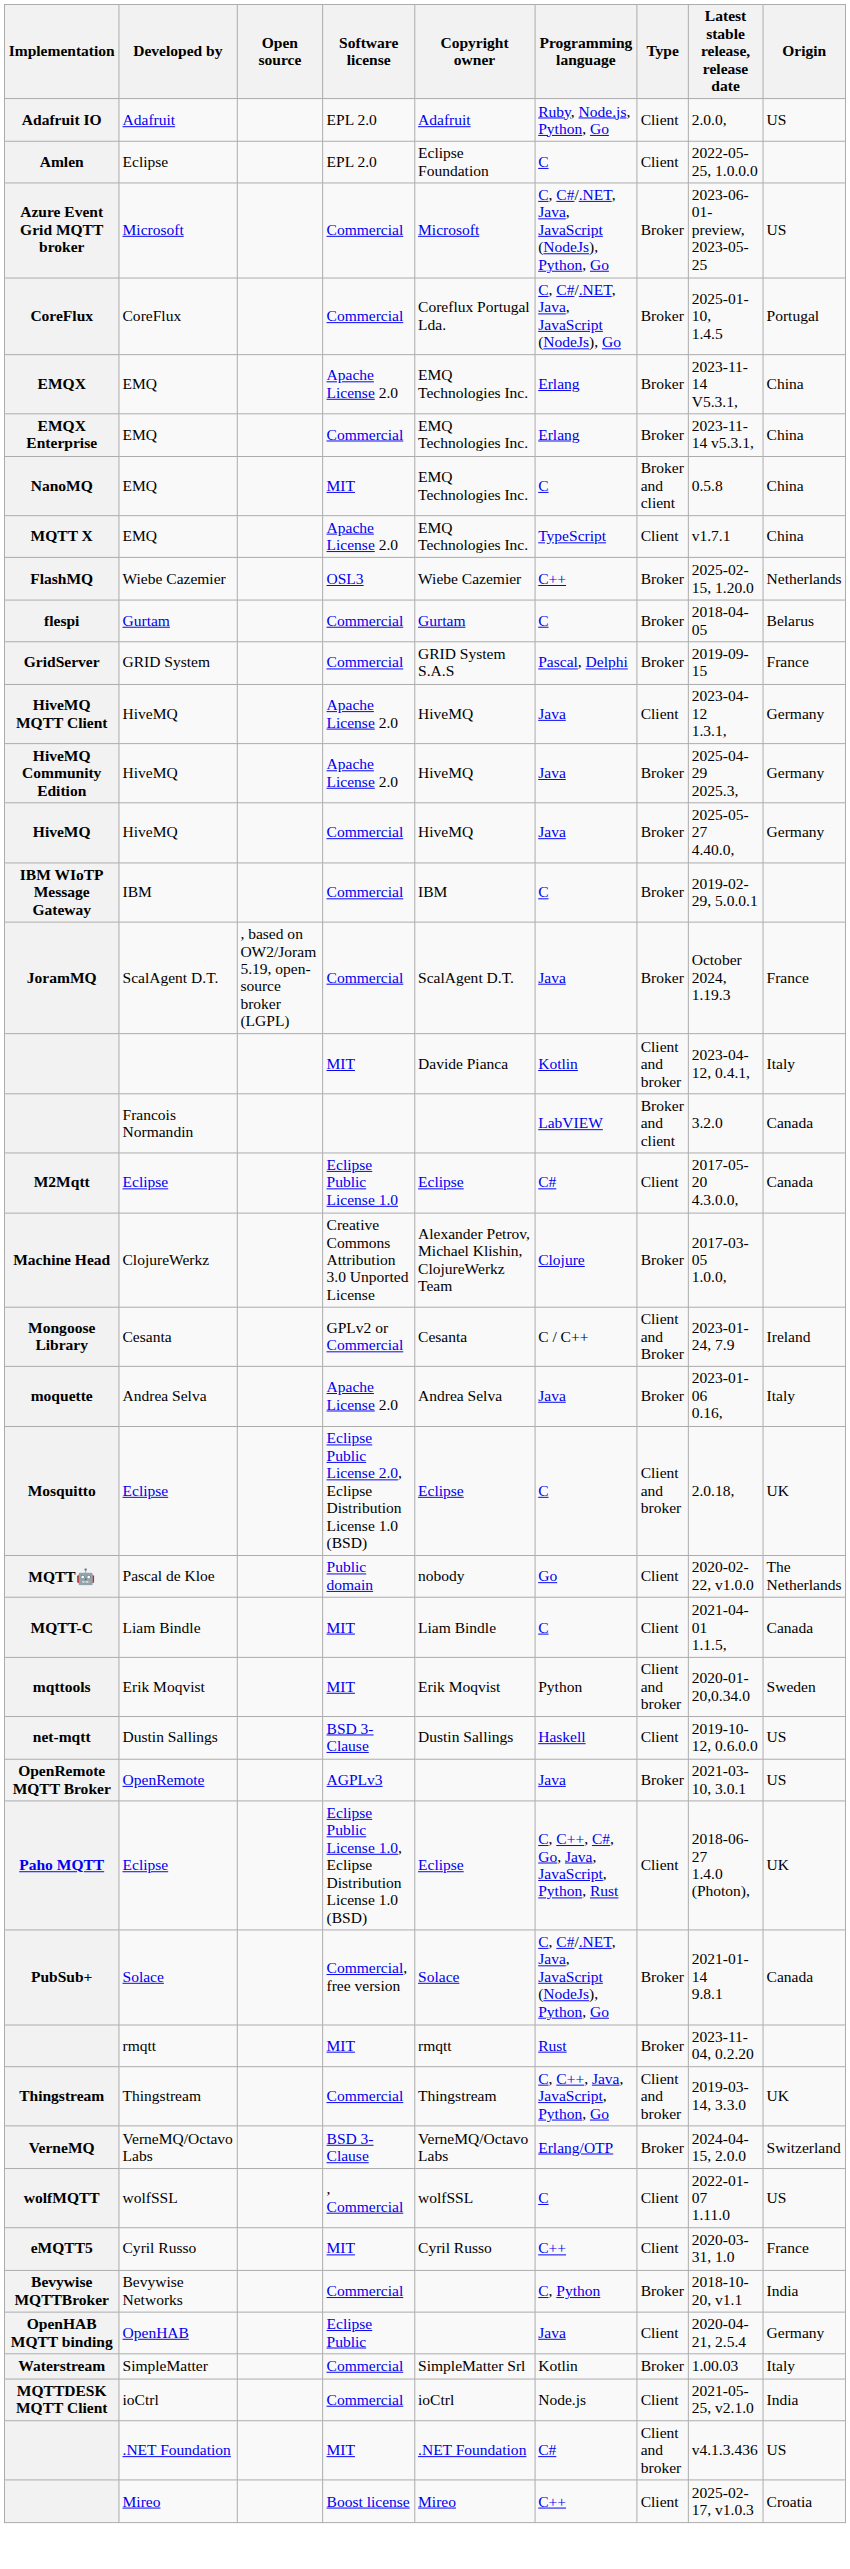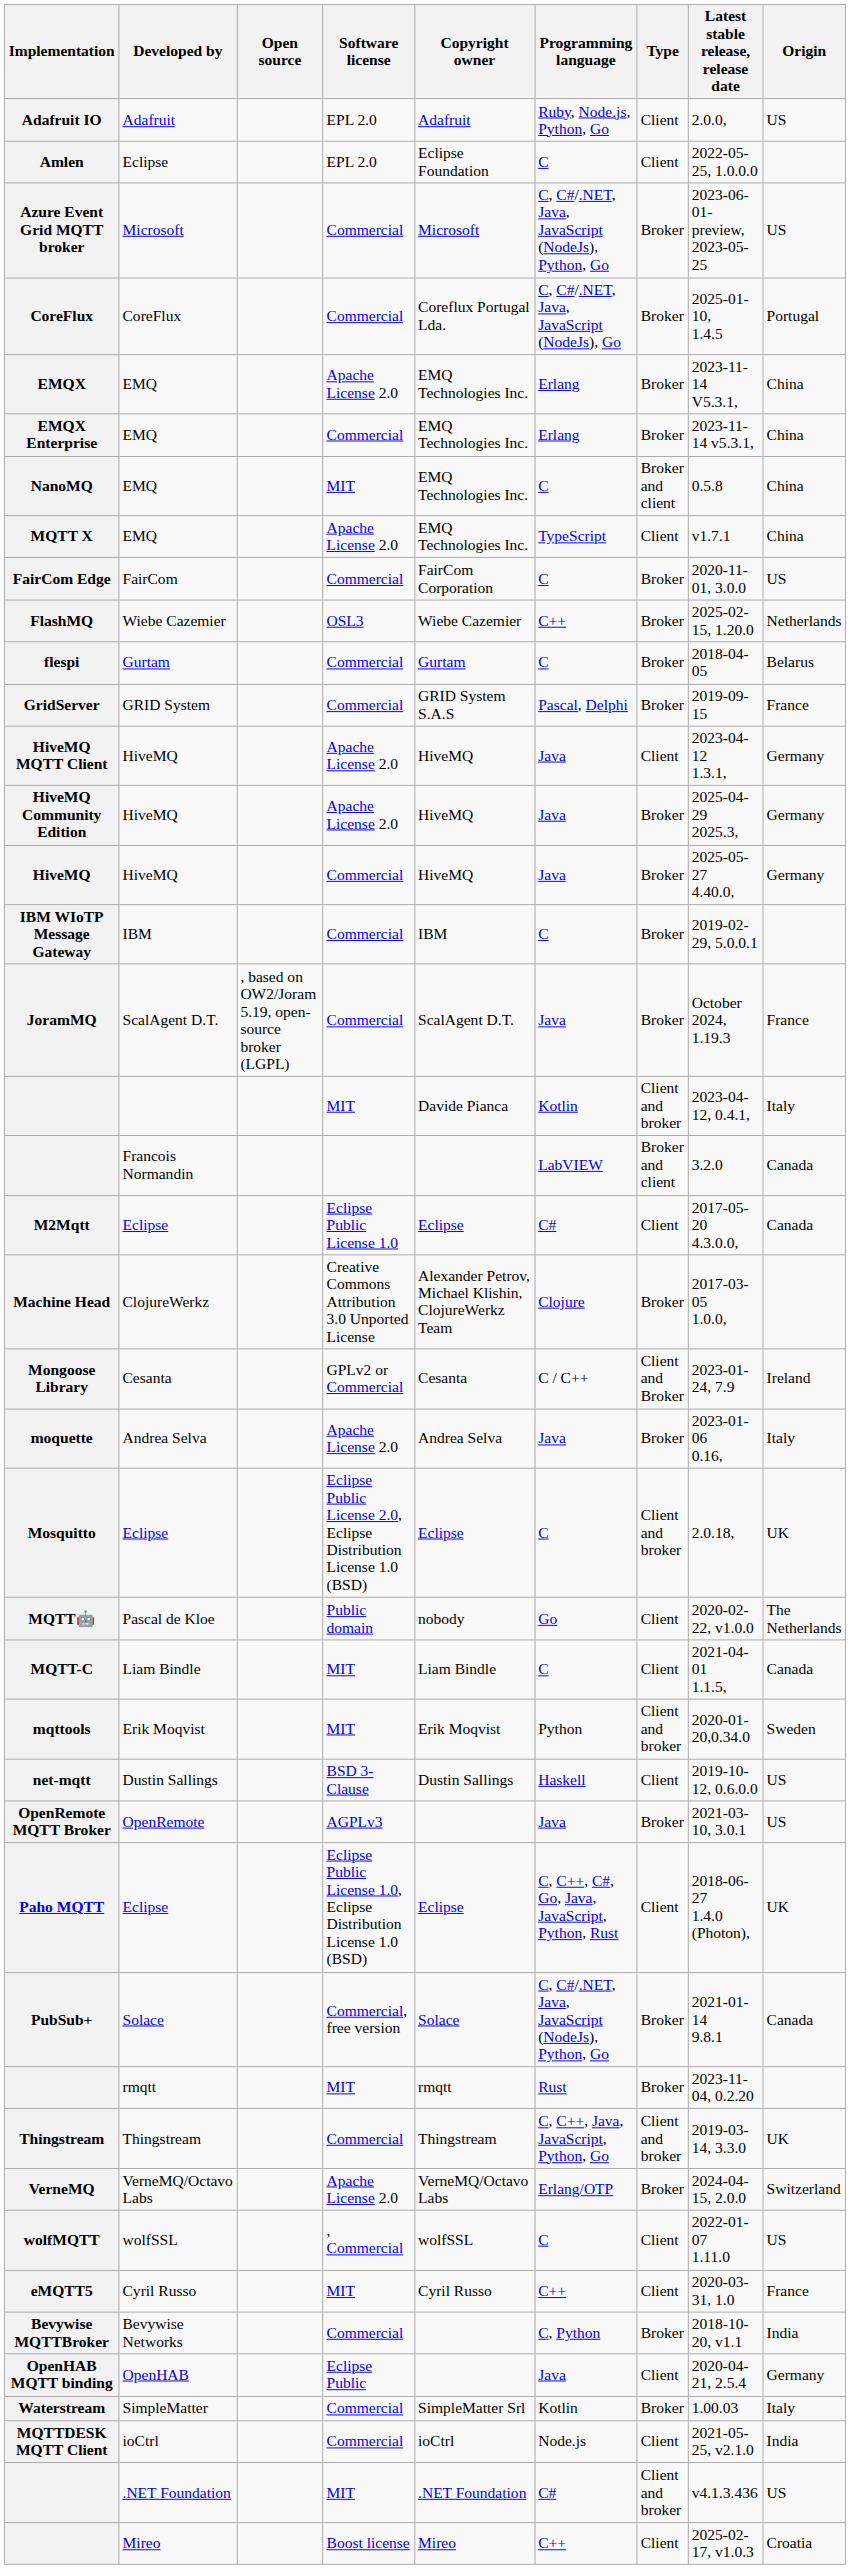+ row: (62, 578)
(350, 2147) BSD 3-Clause -> (362, 2189) Apache License 2.0
